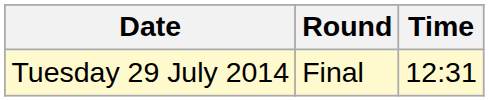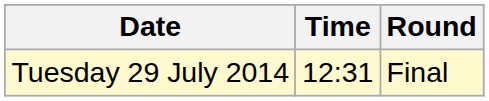columns swapped: (441, 27) <-> (347, 27)
